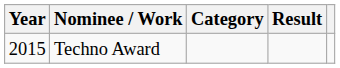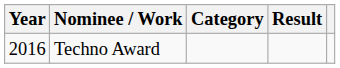(27, 48) 2015 -> (27, 48) 2016
